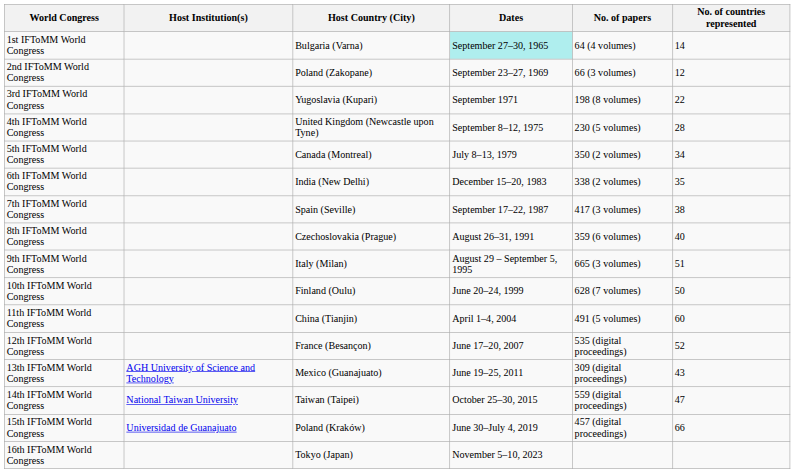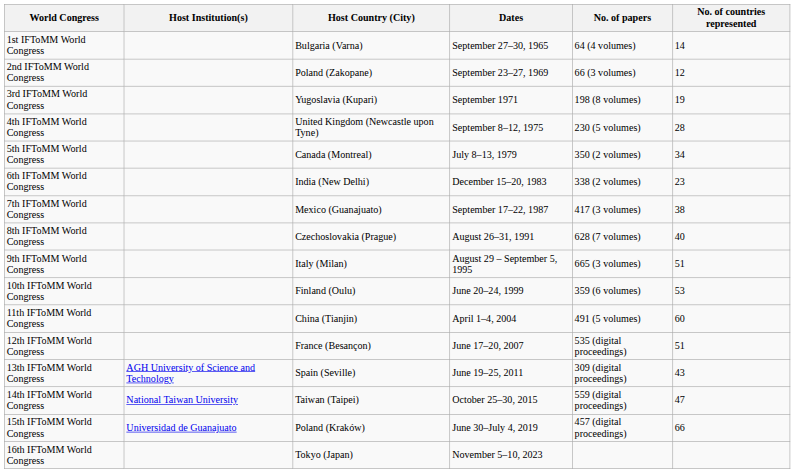(500, 45) paleturquoise background -> (500, 45) no background
(680, 100) 22 -> (680, 100) 19
(680, 182) 35 -> (680, 182) 23
(325, 209) Spain (Seville) -> (338, 209) Mexico (Guanajuato)
(608, 236) 359 (6 volumes) -> (608, 236) 628 (7 volumes)
(608, 291) 628 (7 volumes) -> (608, 291) 359 (6 volumes)
(680, 291) 50 -> (680, 291) 53
(680, 346) 52 -> (680, 346) 51
(338, 373) Mexico (Guanajuato) -> (325, 373) Spain (Seville)
